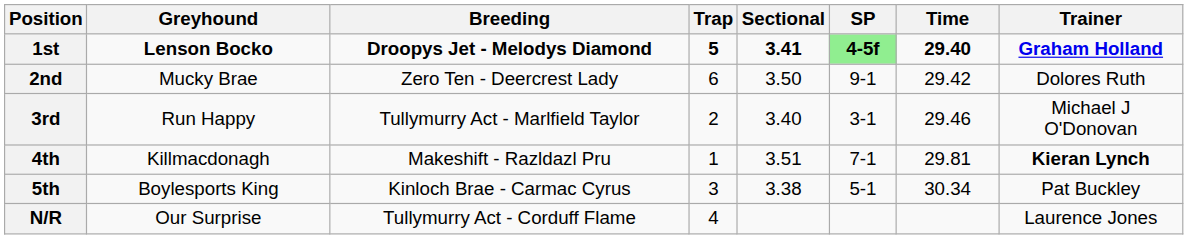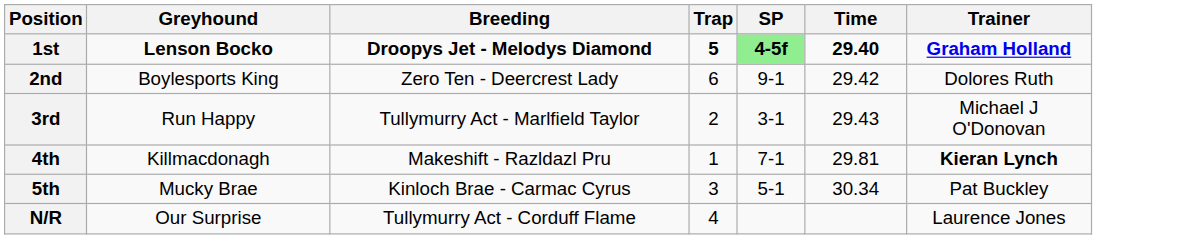- column: (783, 19)
(208, 78) Mucky Brae -> (208, 78) Boylesports King
(948, 118) 29.46 -> (856, 118) 29.43
(208, 188) Boylesports King -> (208, 188) Mucky Brae
